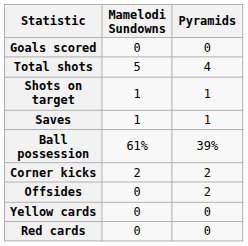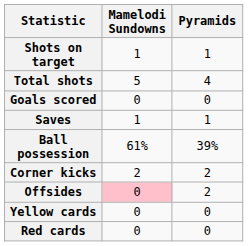rows swapped: (53, 47) <-> (53, 93)
(137, 192) no background -> (137, 192) pink background
